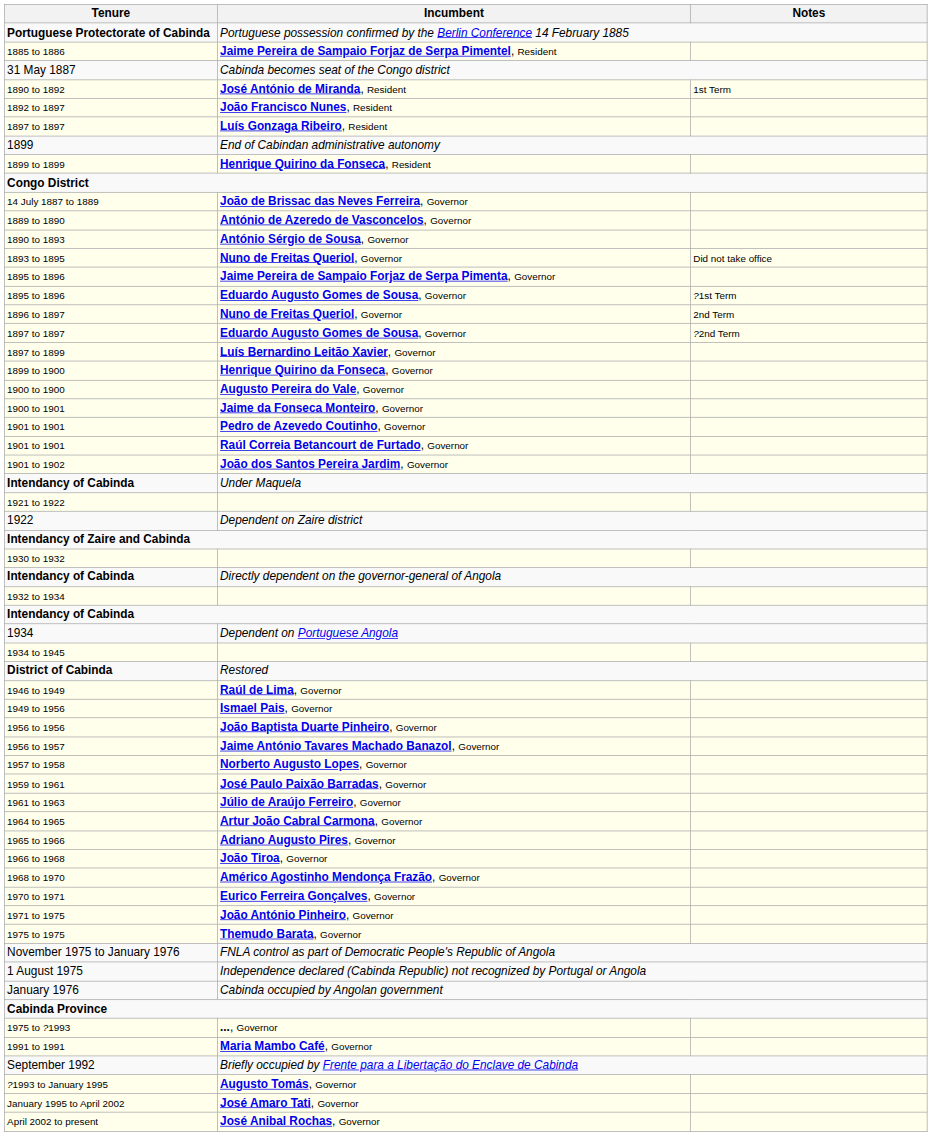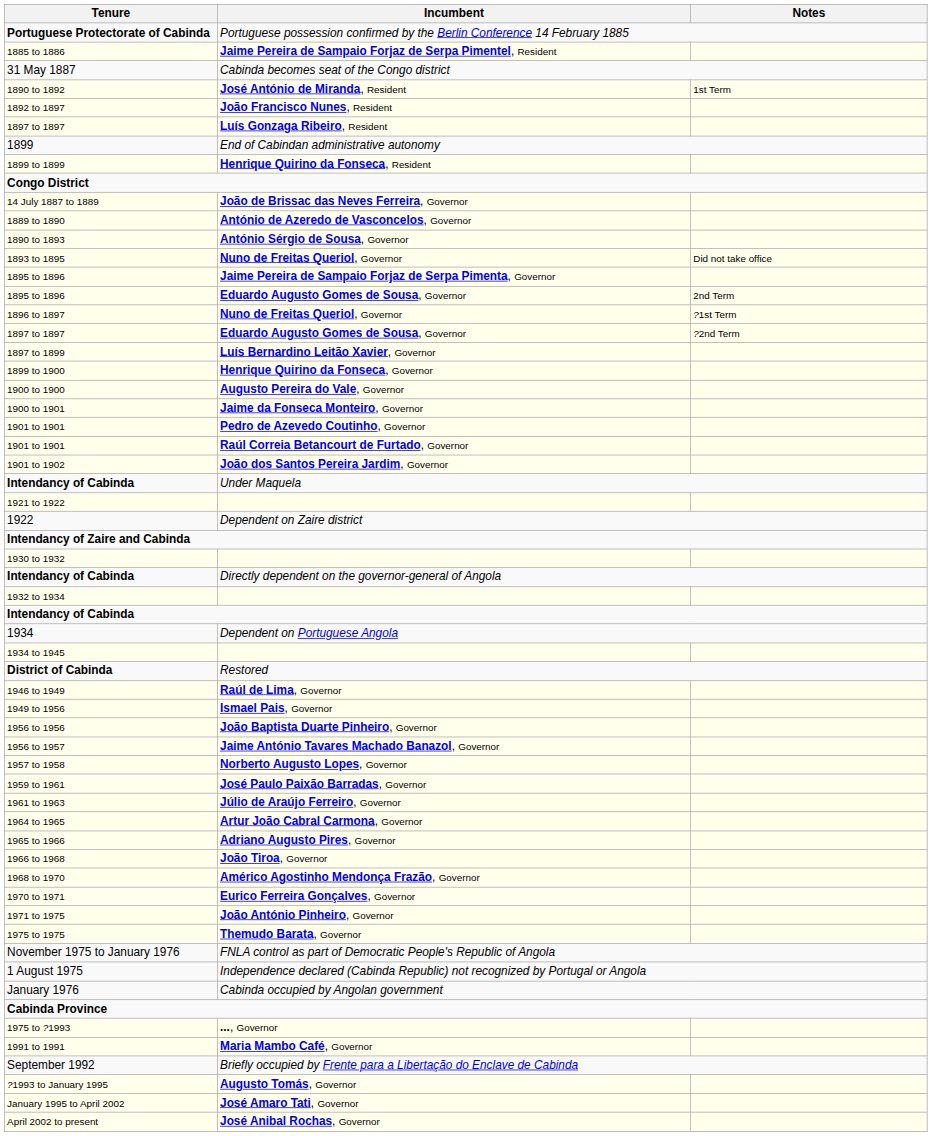(715, 296) ?1st Term -> (714, 296) 2nd Term
(714, 315) 2nd Term -> (715, 315) ?1st Term
